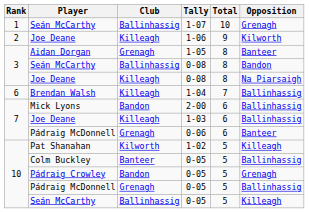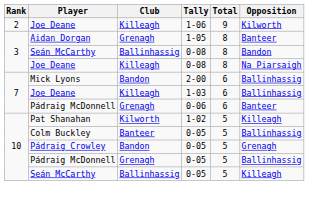- row: (63, 25)
- row: (63, 92)
